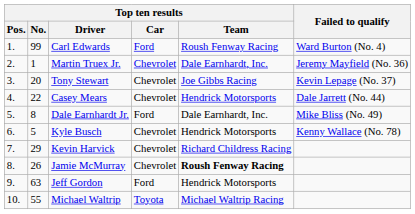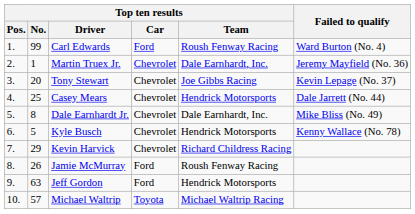(36, 98) 22 -> (36, 98) 25
(144, 115) Ford -> (155, 115) Chevrolet
(155, 166) Chevrolet -> (144, 166) Ford
(232, 166) bold -> (230, 166) normal
(36, 200) 55 -> (36, 200) 57
